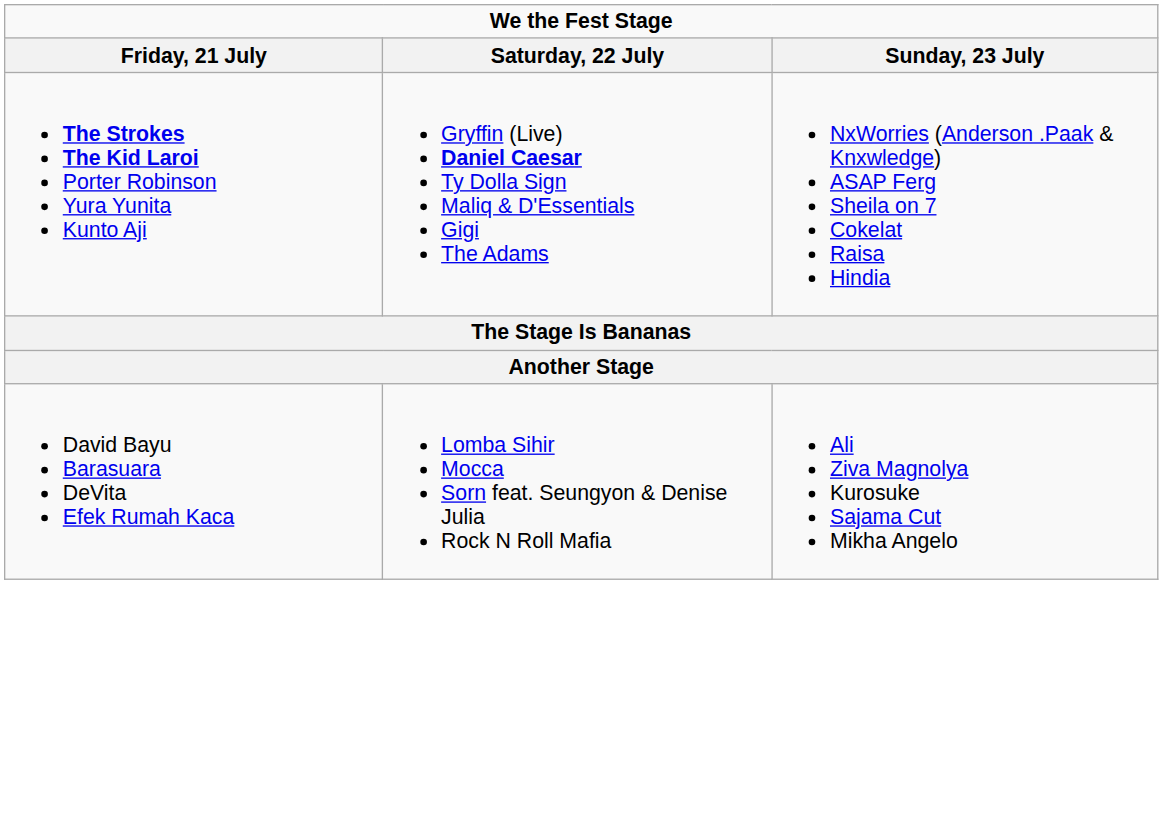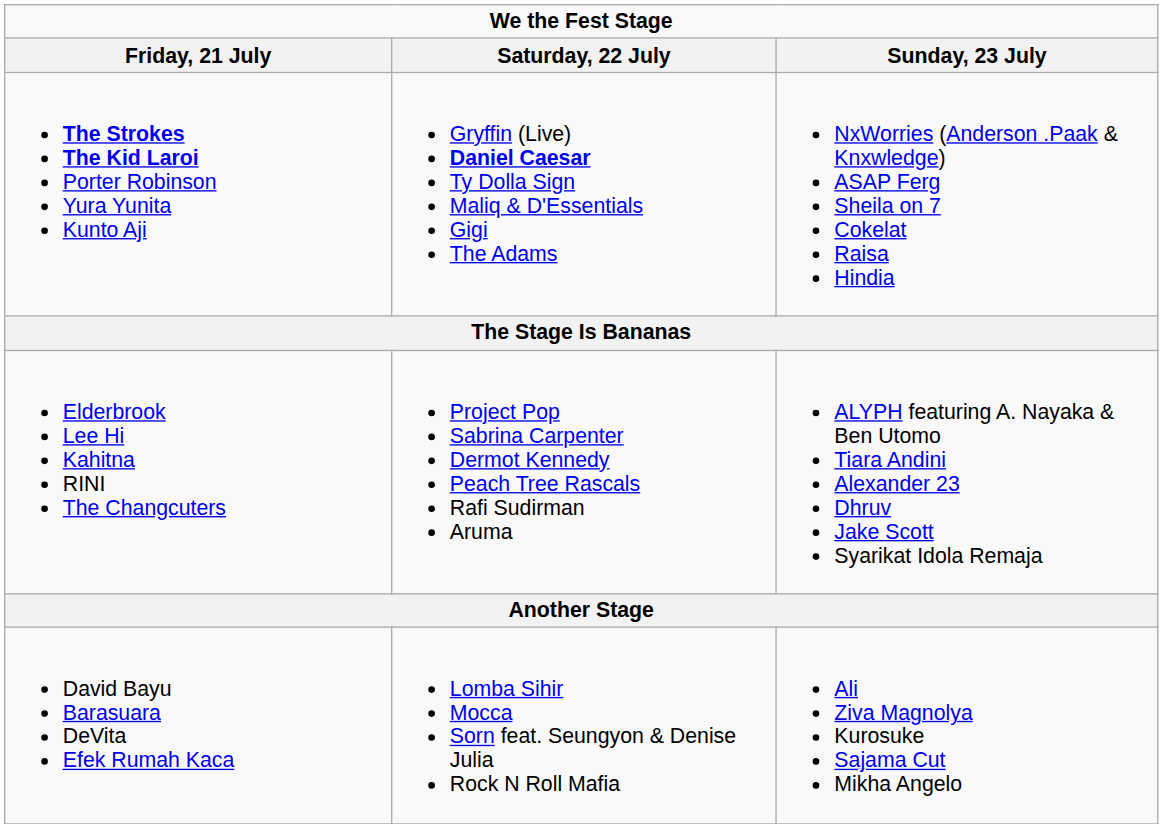+ row: (198, 460)
